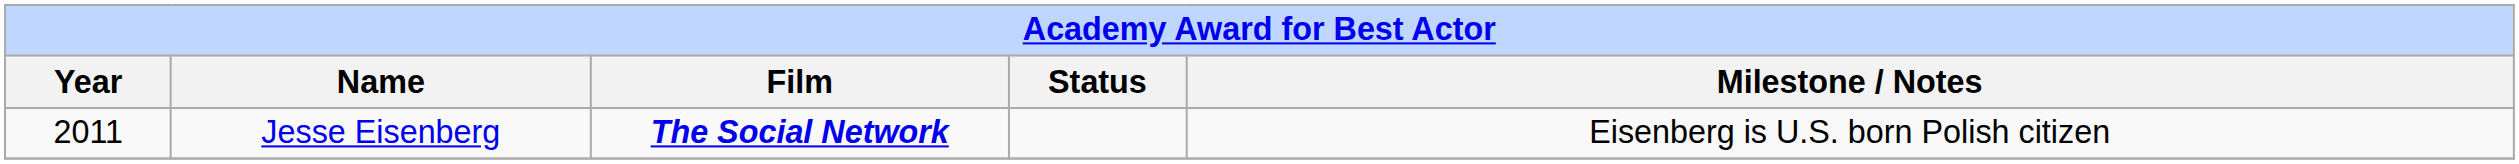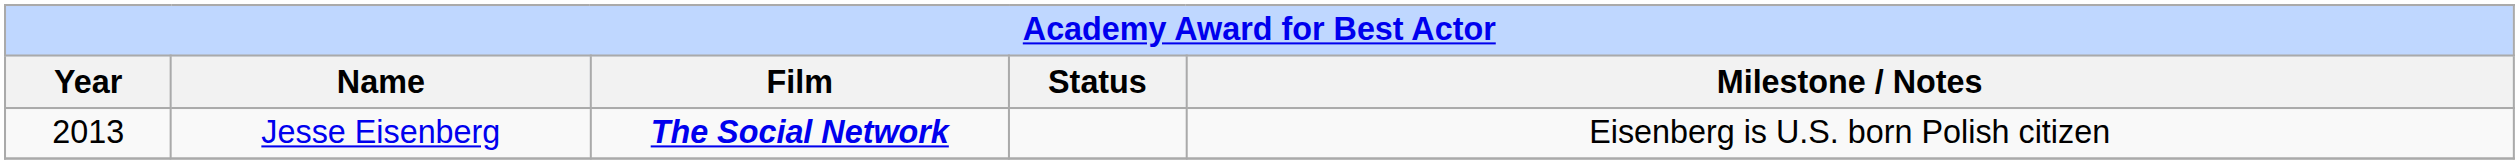(88, 132) 2011 -> (88, 132) 2013
